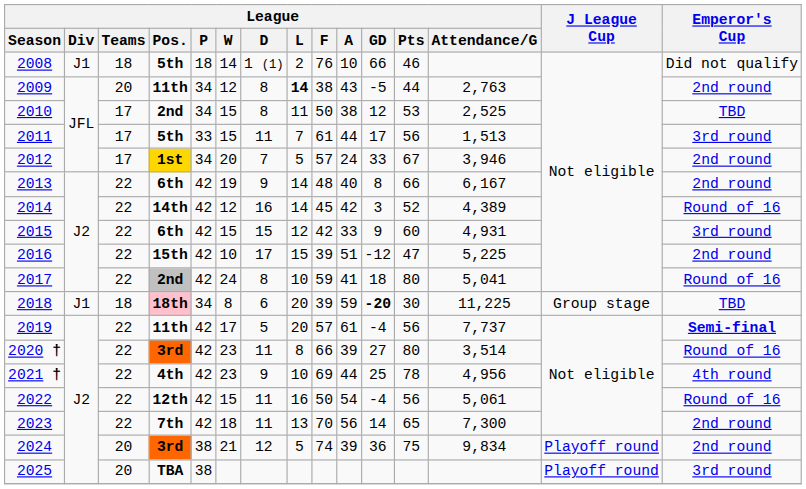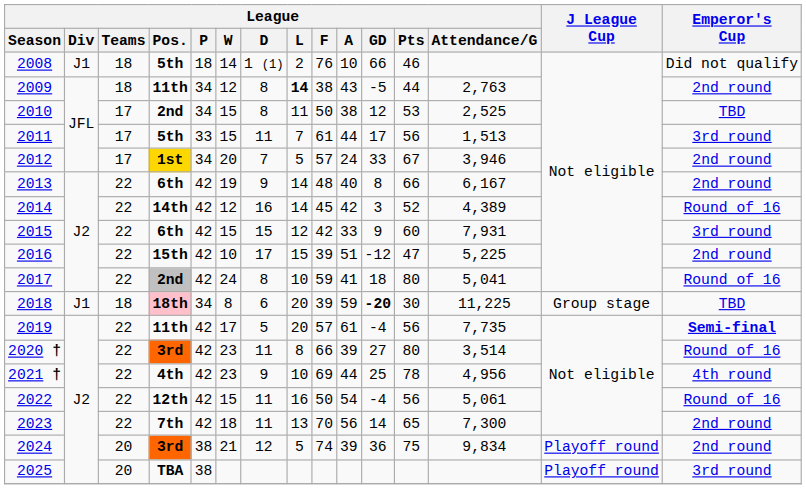(123, 88) 20 -> (123, 88) 18
(484, 232) 4,931 -> (484, 232) 7,931
(484, 328) 7,737 -> (484, 328) 7,735
